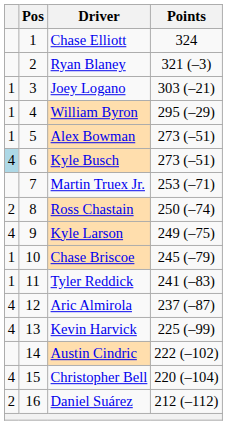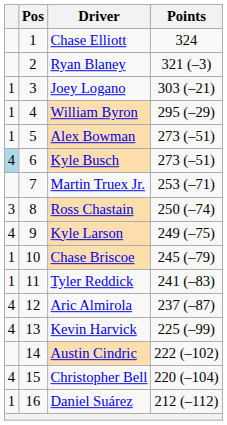(12, 209) 2 -> (12, 209) 3
(12, 401) 2 -> (12, 401) 1
